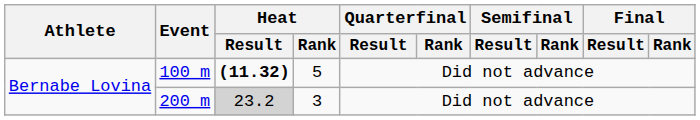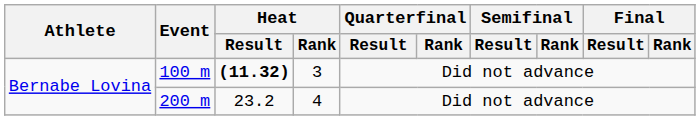(317, 72) 5 -> (317, 72) 3
(254, 101) lightgrey background -> (254, 101) no background
(317, 101) 3 -> (317, 101) 4
